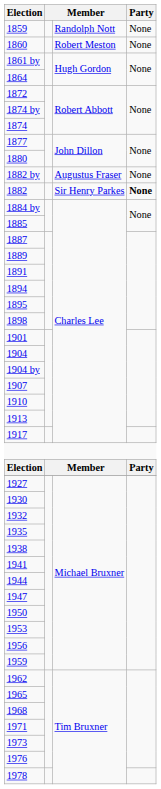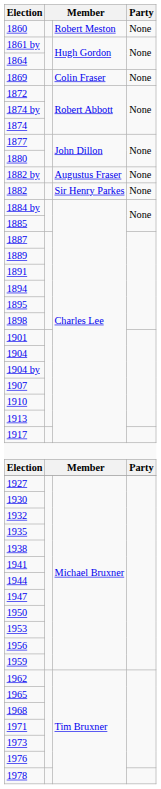- row: (17, 28)
+ row: (17, 77)
(141, 191) bold -> (140, 191) normal
